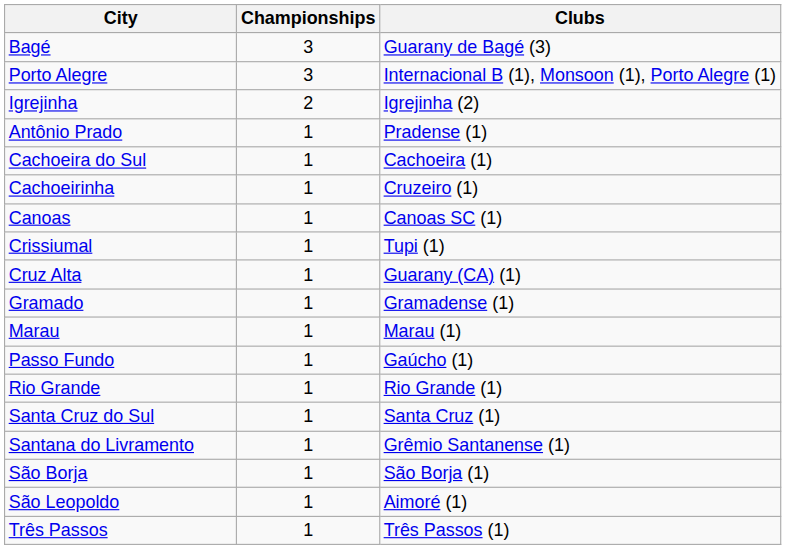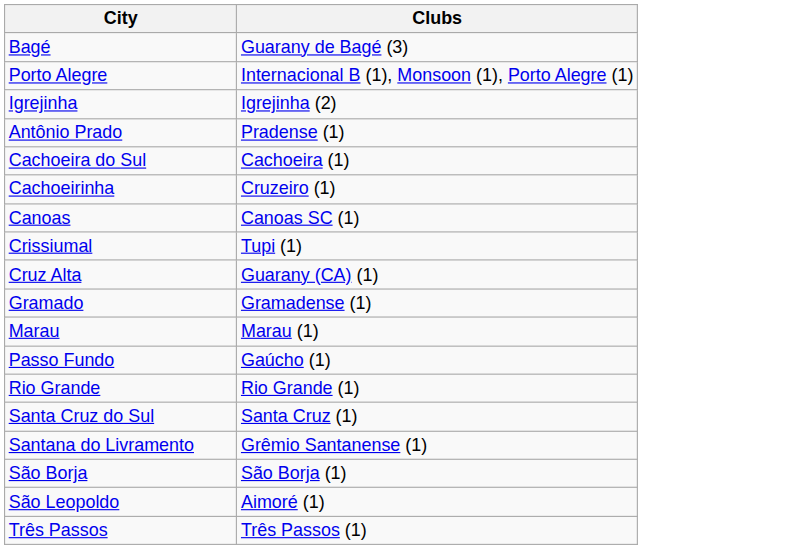- column: (308, 18)
